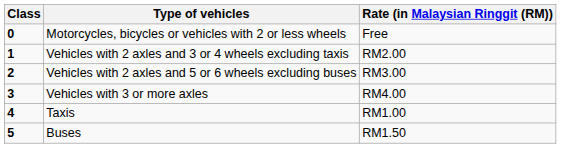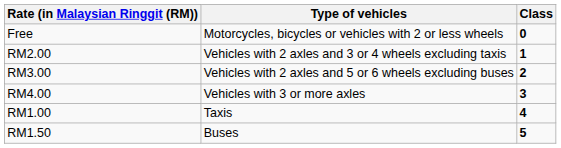columns swapped: (24, 14) <-> (458, 14)
